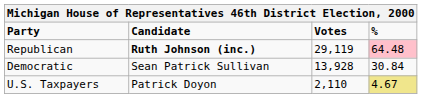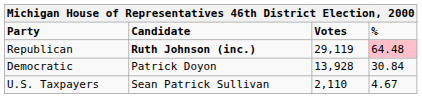(200, 67) Sean Patrick Sullivan -> (174, 67) Patrick Doyon
(174, 85) Patrick Doyon -> (200, 85) Sean Patrick Sullivan
(384, 85) khaki background -> (384, 85) no background
